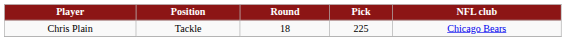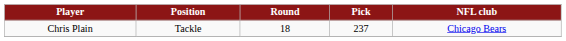(361, 28) 225 -> (361, 28) 237
